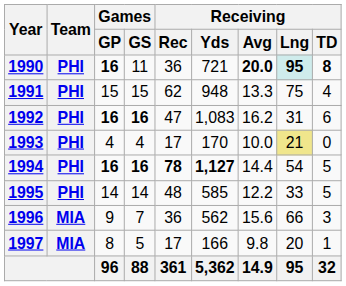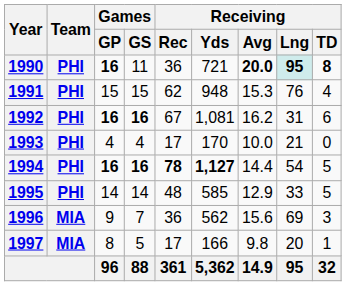(257, 92) 13.3 -> (257, 92) 15.3
(295, 92) 75 -> (295, 92) 76
(173, 117) 47 -> (173, 117) 67
(215, 117) 1,083 -> (215, 117) 1,081
(295, 142) khaki background -> (295, 142) no background
(257, 192) 12.2 -> (257, 192) 12.9
(295, 218) 66 -> (295, 218) 69
